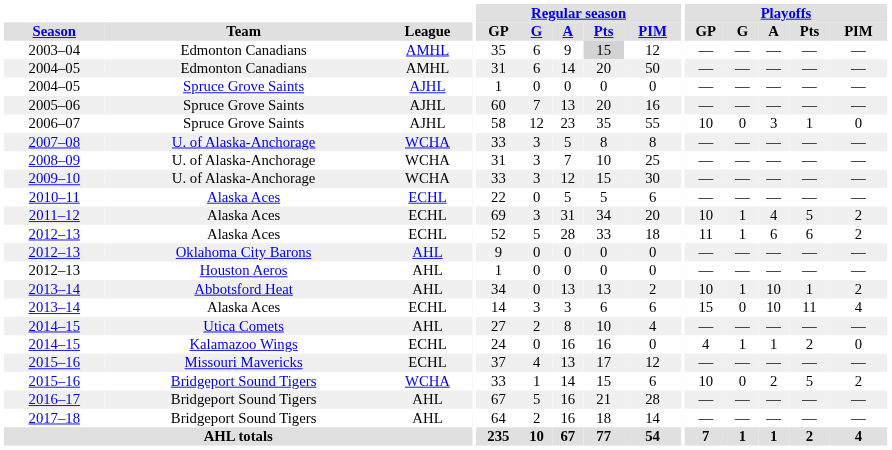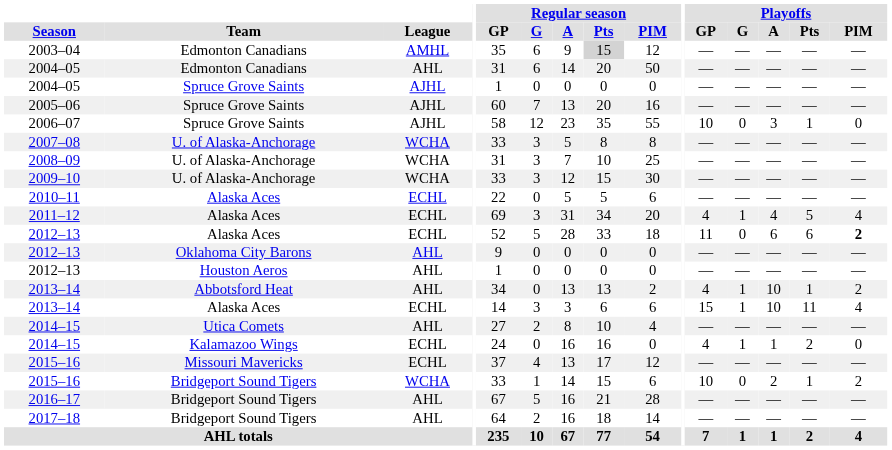(427, 68) AMHL -> (427, 68) AHL
(706, 215) 10 -> (706, 215) 4
(858, 215) 2 -> (858, 215) 4
(742, 234) 1 -> (742, 234) 0
(858, 234) normal -> (858, 234) bold
(706, 289) 10 -> (706, 289) 4
(742, 307) 0 -> (742, 307) 1
(809, 381) 5 -> (809, 381) 1
